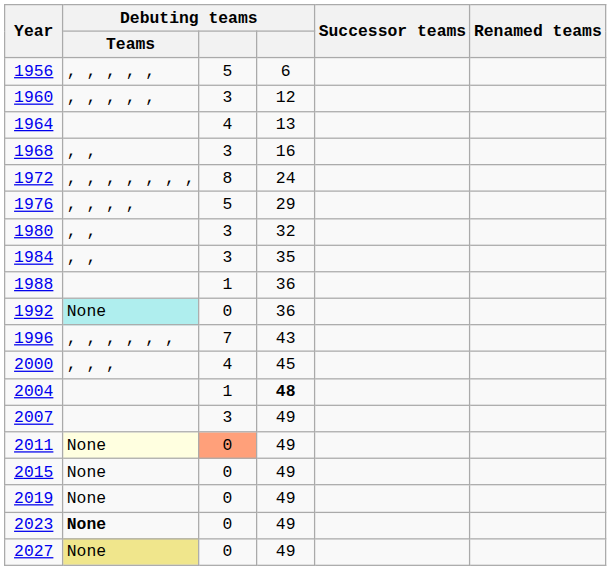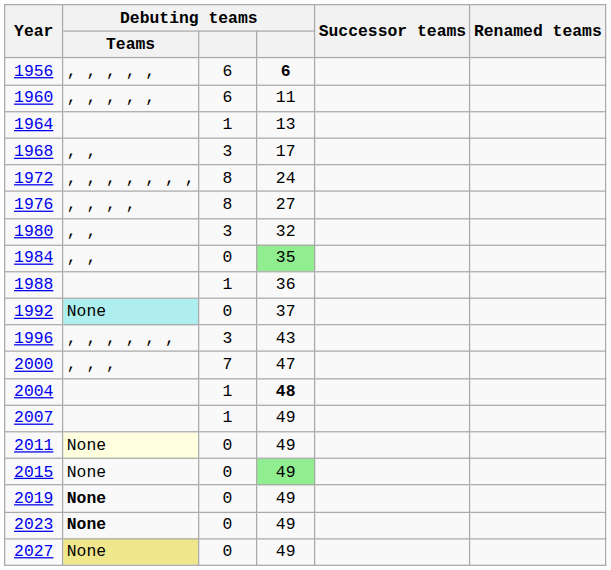(228, 71) 5 -> (228, 71) 6
(286, 71) normal -> (286, 71) bold
(228, 98) 3 -> (228, 98) 6
(286, 98) 12 -> (286, 98) 11
(228, 125) 4 -> (228, 125) 1
(286, 151) 16 -> (286, 151) 17
(228, 205) 5 -> (228, 205) 8
(286, 205) 29 -> (286, 205) 27
(228, 258) 3 -> (228, 258) 0
(286, 258) no background -> (286, 258) lightgreen background
(286, 312) 36 -> (286, 312) 37
(228, 338) 7 -> (228, 338) 3
(228, 365) 4 -> (228, 365) 7
(286, 365) 45 -> (286, 365) 47
(228, 418) 3 -> (228, 418) 1
(228, 445) lightsalmon background -> (228, 445) no background
(286, 472) no background -> (286, 472) lightgreen background
(86, 499) normal -> (86, 499) bold
